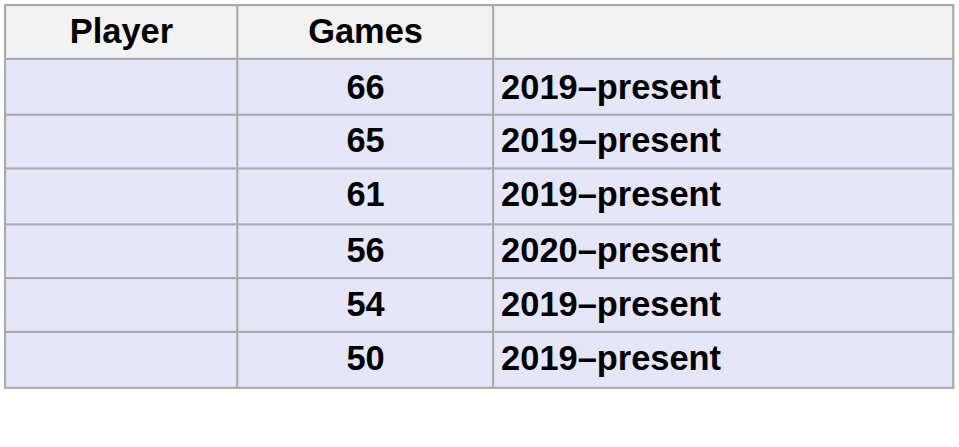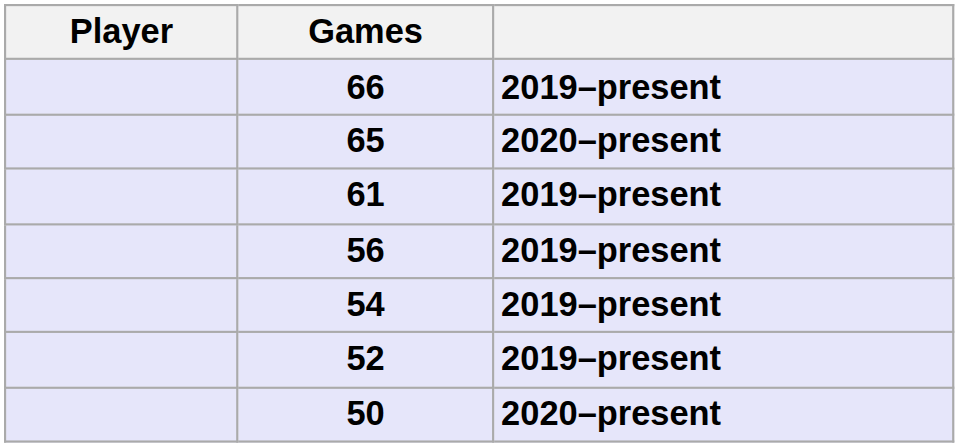(611, 140) 2019–present -> (611, 140) 2020–present
(611, 250) 2020–present -> (611, 250) 2019–present
+ row: (366, 359)
(611, 359) 2019–present -> (611, 413) 2020–present
